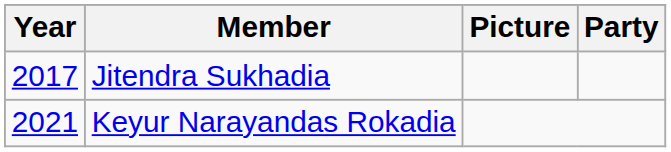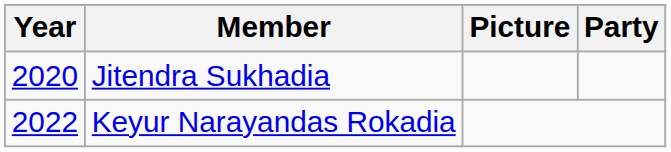(45, 75) 2017 -> (45, 75) 2020
(45, 122) 2021 -> (45, 122) 2022
